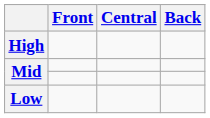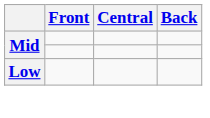- row: (26, 44)
